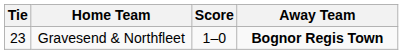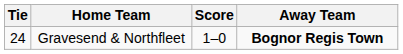(18, 37) 23 -> (18, 37) 24
